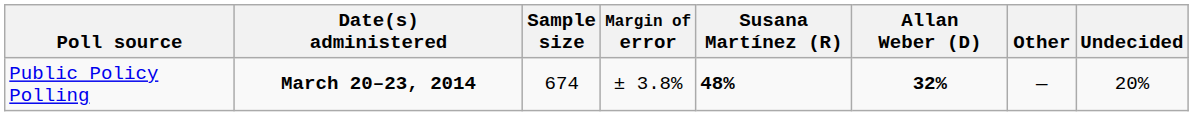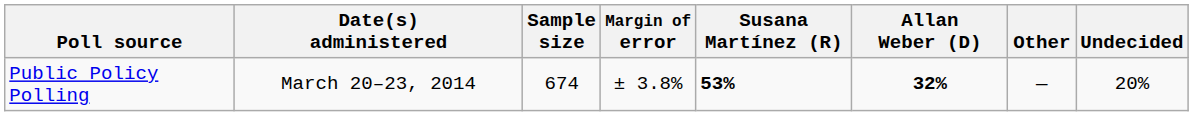(379, 85) bold -> (379, 85) normal
(717, 85) 48% -> (717, 85) 53%
